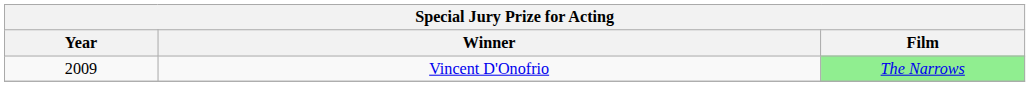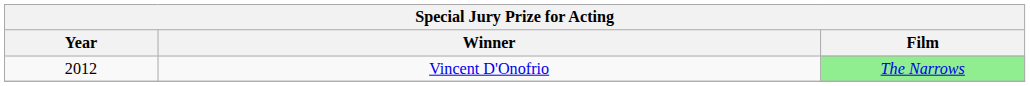(81, 68) 2009 -> (81, 68) 2012
